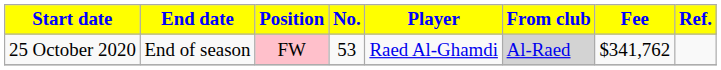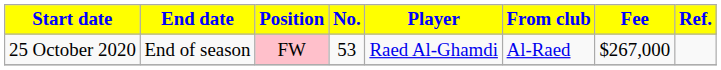(539, 49) lightgrey background -> (539, 49) no background
(635, 49) $341,762 -> (635, 49) $267,000
